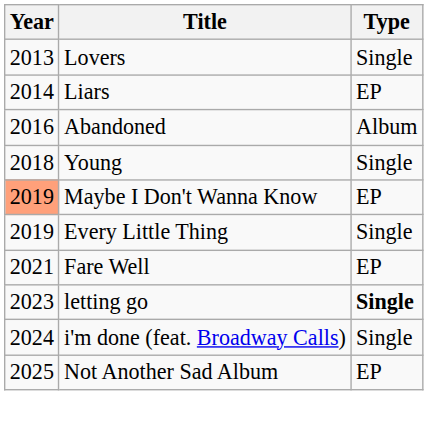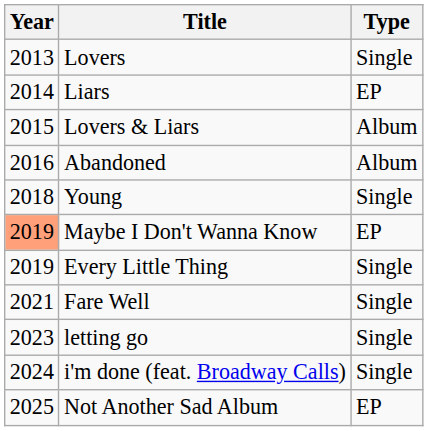+ row: (132, 127)
(369, 267) EP -> (384, 302) Single
(385, 302) bold -> (384, 337) normal
